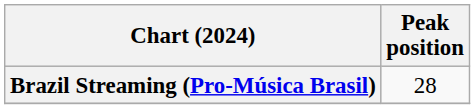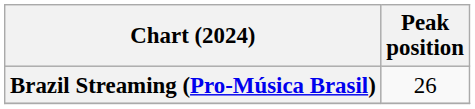(425, 84) 28 -> (425, 84) 26
